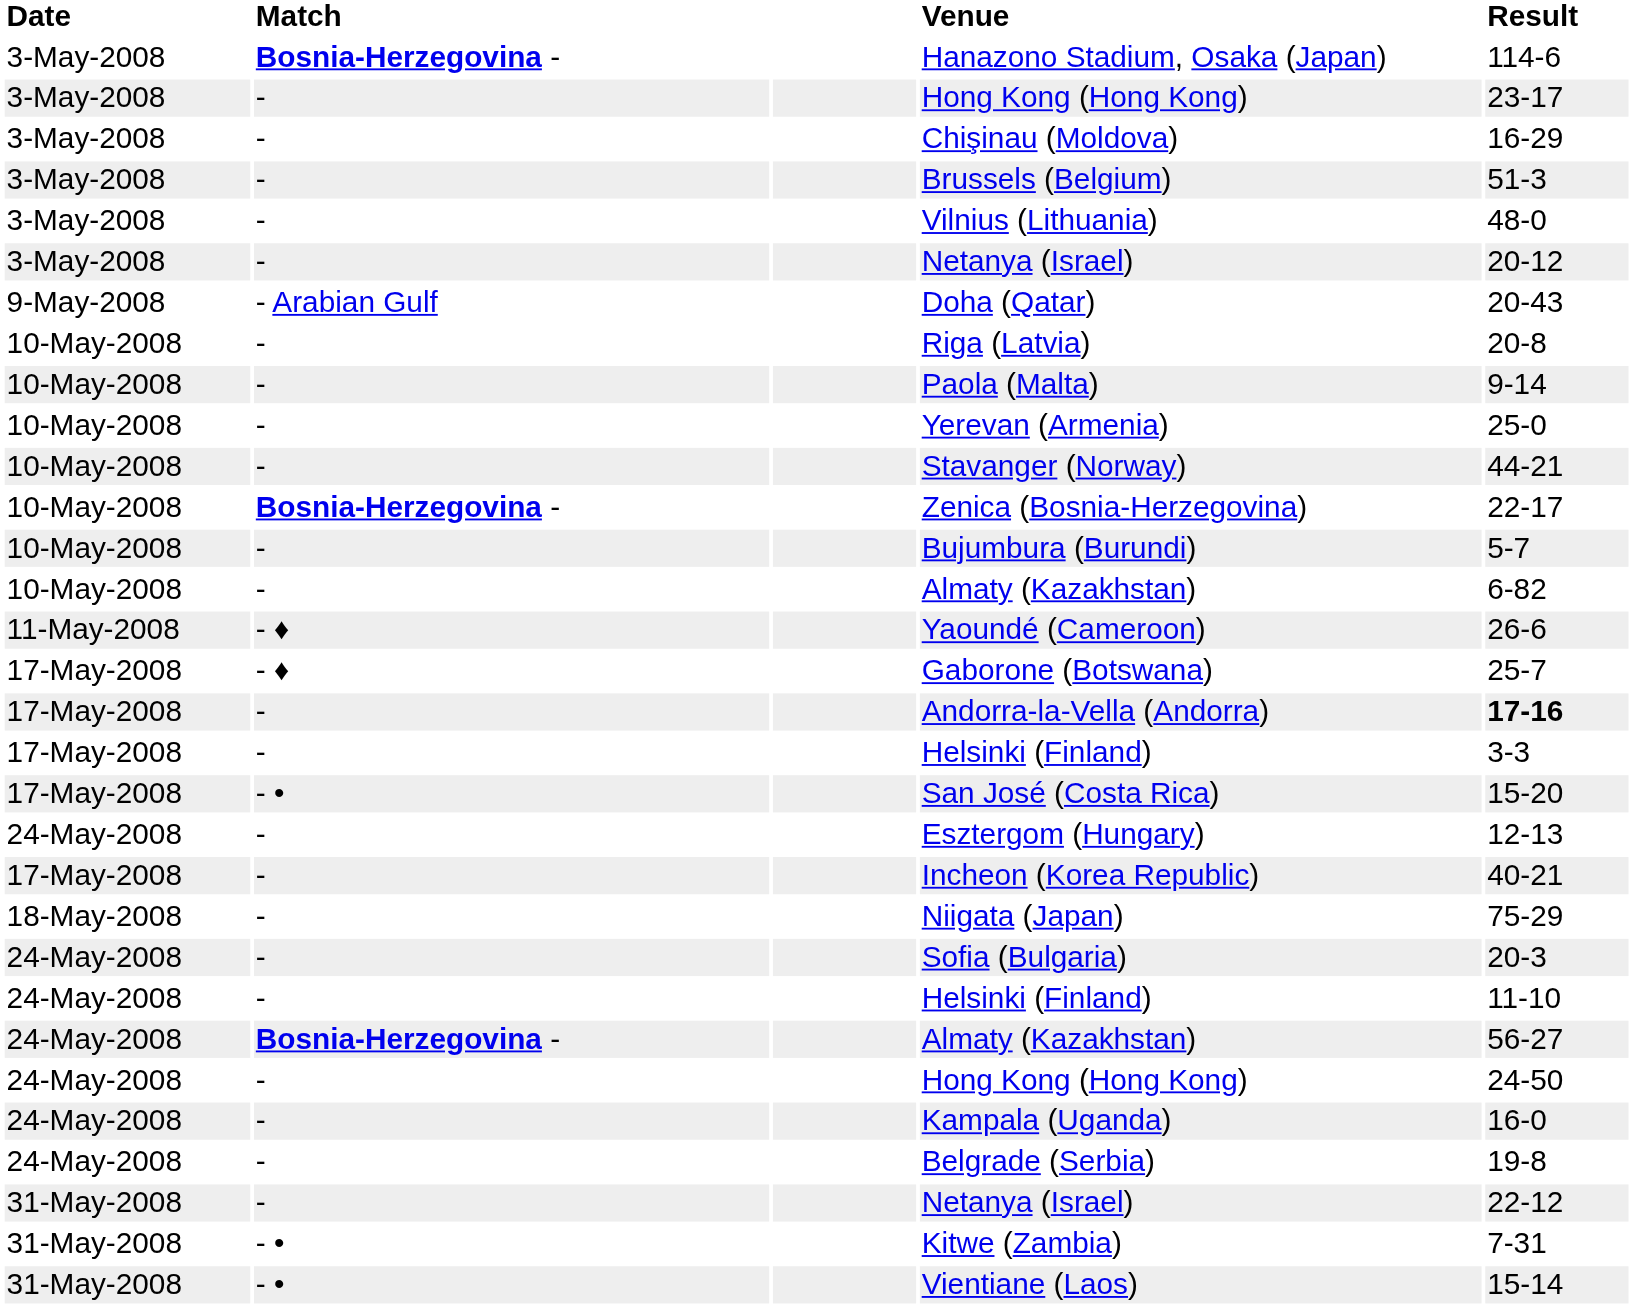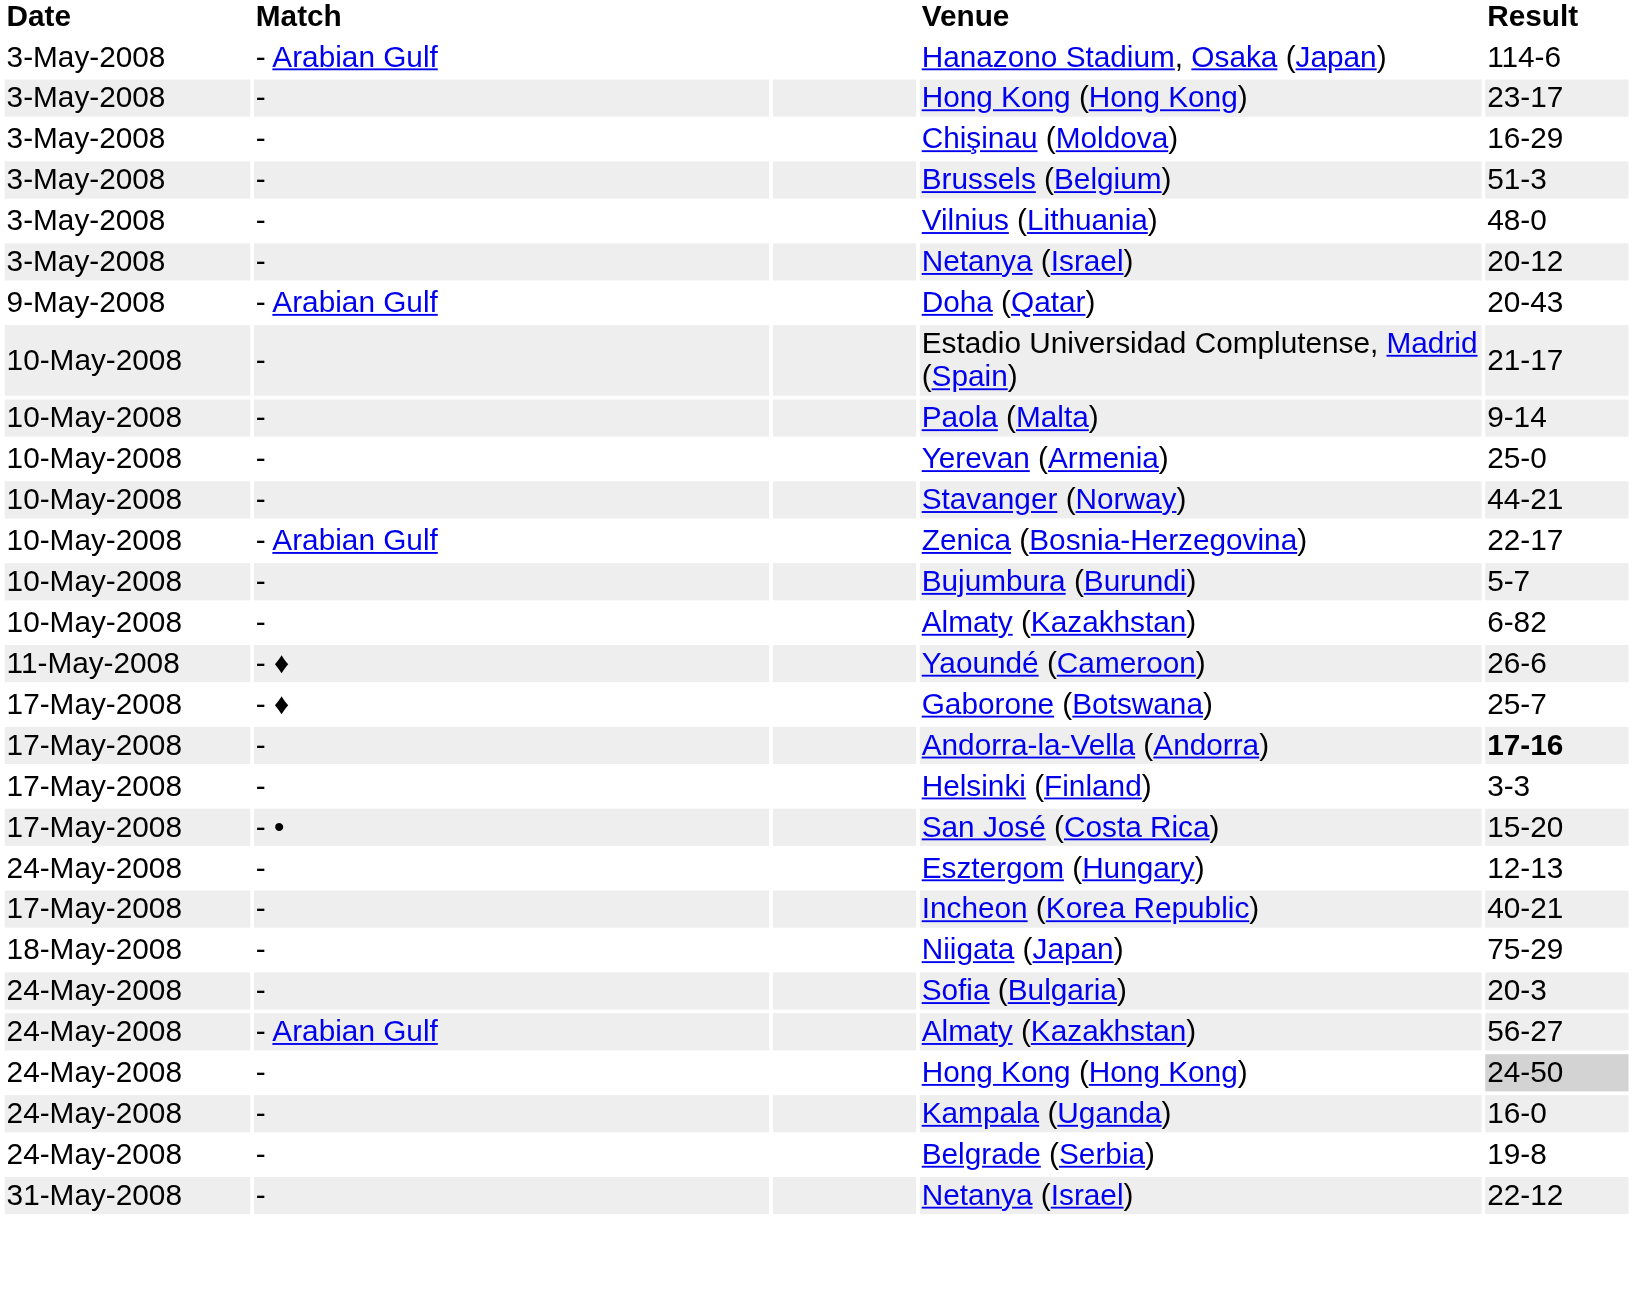(408, 56) Bosnia-Herzegovina - -> (347, 56) - Arabian Gulf
+ row: (94, 359)
- row: (94, 343)
(408, 506) Bosnia-Herzegovina - -> (347, 540) - Arabian Gulf
- row: (94, 997)
(408, 1038) Bosnia-Herzegovina - -> (347, 1031) - Arabian Gulf
(1525, 1079) no background -> (1525, 1072) lightgrey background
- row: (94, 1243)
- row: (94, 1284)
